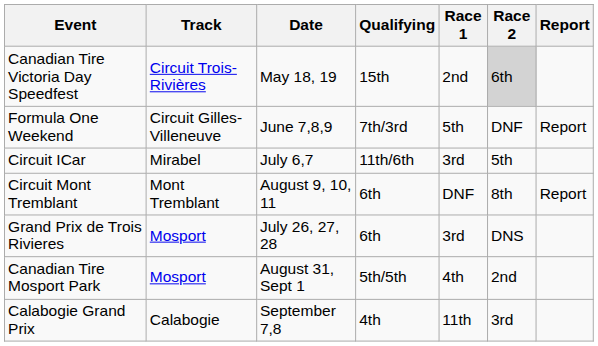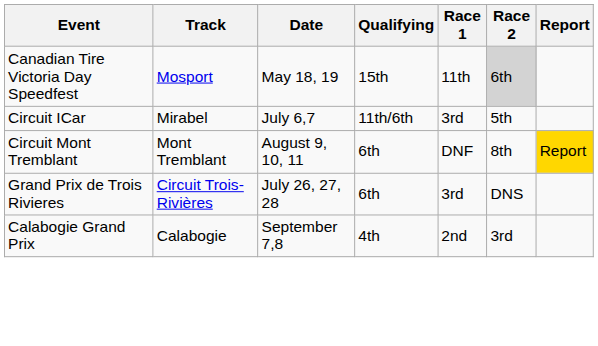(193, 76) Circuit Trois-Rivières -> (185, 76) Mosport
(455, 76) 2nd -> (456, 76) 11th
- row: (53, 127)
(563, 193) no background -> (563, 151) gold background
(178, 235) Mosport -> (200, 193) Circuit Trois-Rivières
- row: (56, 277)
(457, 320) 11th -> (454, 235) 2nd
